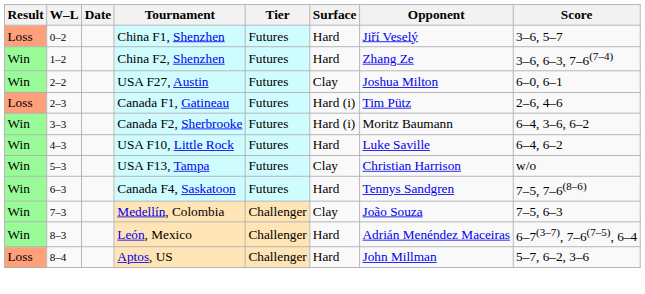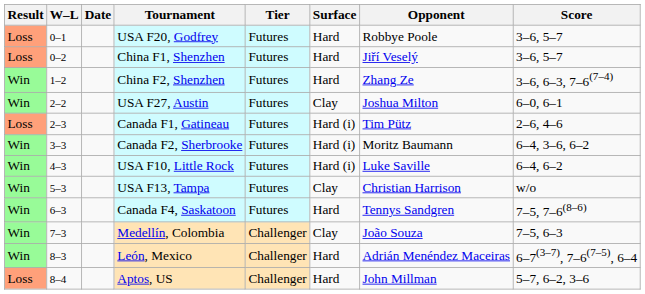+ row: (168, 36)
(326, 144) Hard -> (334, 166) Hard (i)
